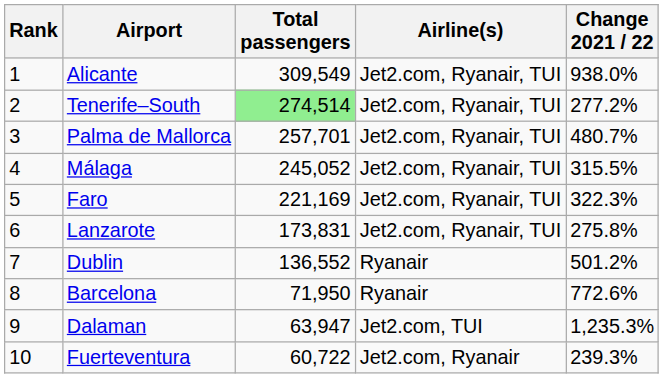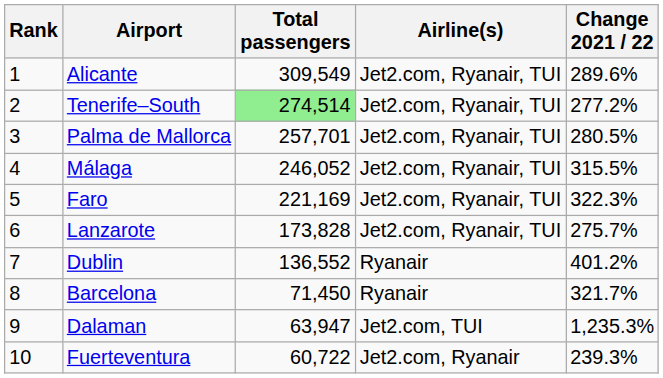(604, 74) 938.0% -> (604, 74) 289.6%
(604, 136) 480.7% -> (604, 136) 280.5%
(315, 168) 245,052 -> (315, 168) 246,052
(315, 231) 173,831 -> (315, 231) 173,828
(604, 231) 275.8% -> (604, 231) 275.7%
(604, 262) 501.2% -> (604, 262) 401.2%
(320, 294) 71,950 -> (320, 294) 71,450
(604, 294) 772.6% -> (604, 294) 321.7%
